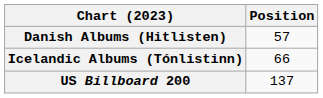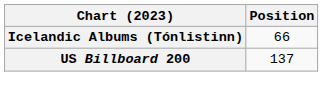- row: (125, 38)
